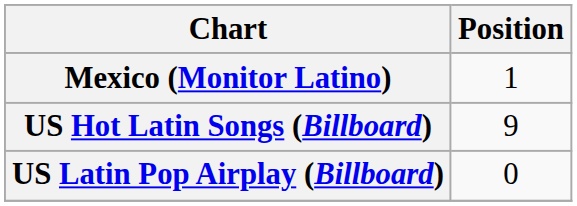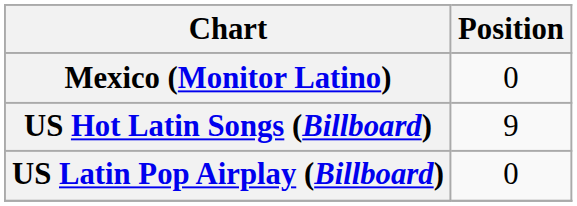(511, 77) 1 -> (511, 77) 0
